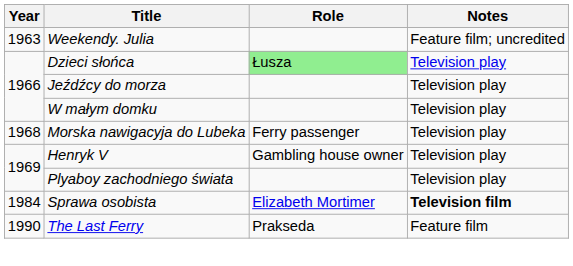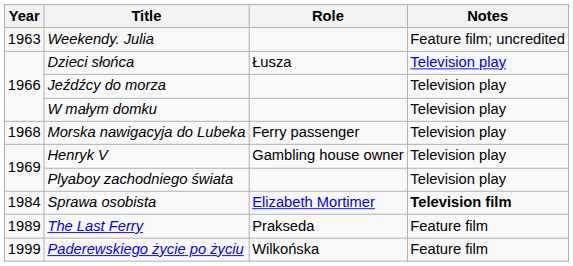(272, 62) lightgreen background -> (272, 62) no background
(24, 226) 1990 -> (24, 226) 1989
+ row: (146, 249)
